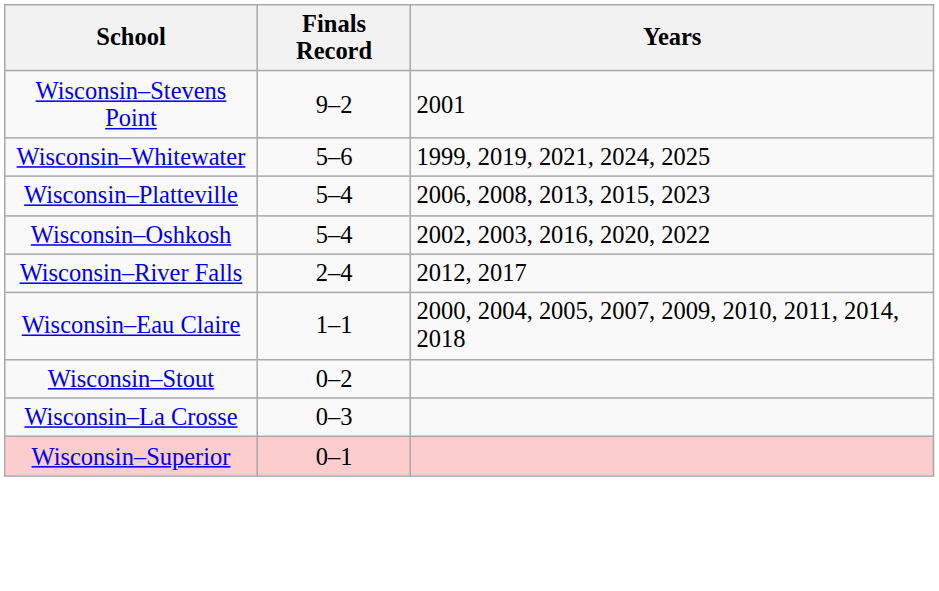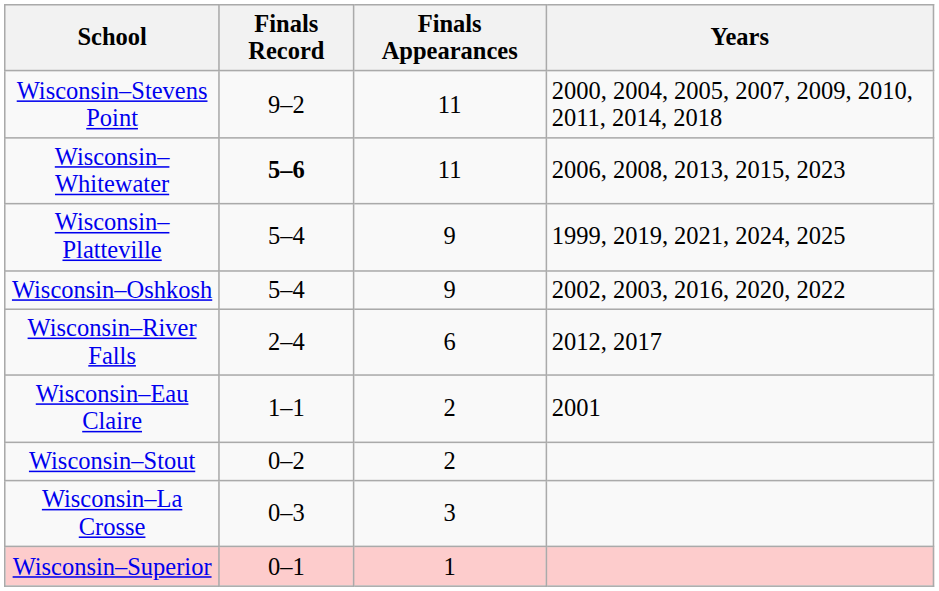+ column: (450, 37)
(441, 104) 2001 -> (732, 104) 2000, 2004, 2005, 2007, 2009, 2010, 2011, 2014, 2018
(334, 156) normal -> (286, 170) bold
(563, 156) 1999, 2019, 2021, 2024, 2025 -> (699, 170) 2006, 2008, 2013, 2015, 2023
(563, 195) 2006, 2008, 2013, 2015, 2023 -> (699, 236) 1999, 2019, 2021, 2024, 2025
(658, 325) 2000, 2004, 2005, 2007, 2009, 2010, 2011, 2014, 2018 -> (576, 408) 2001
